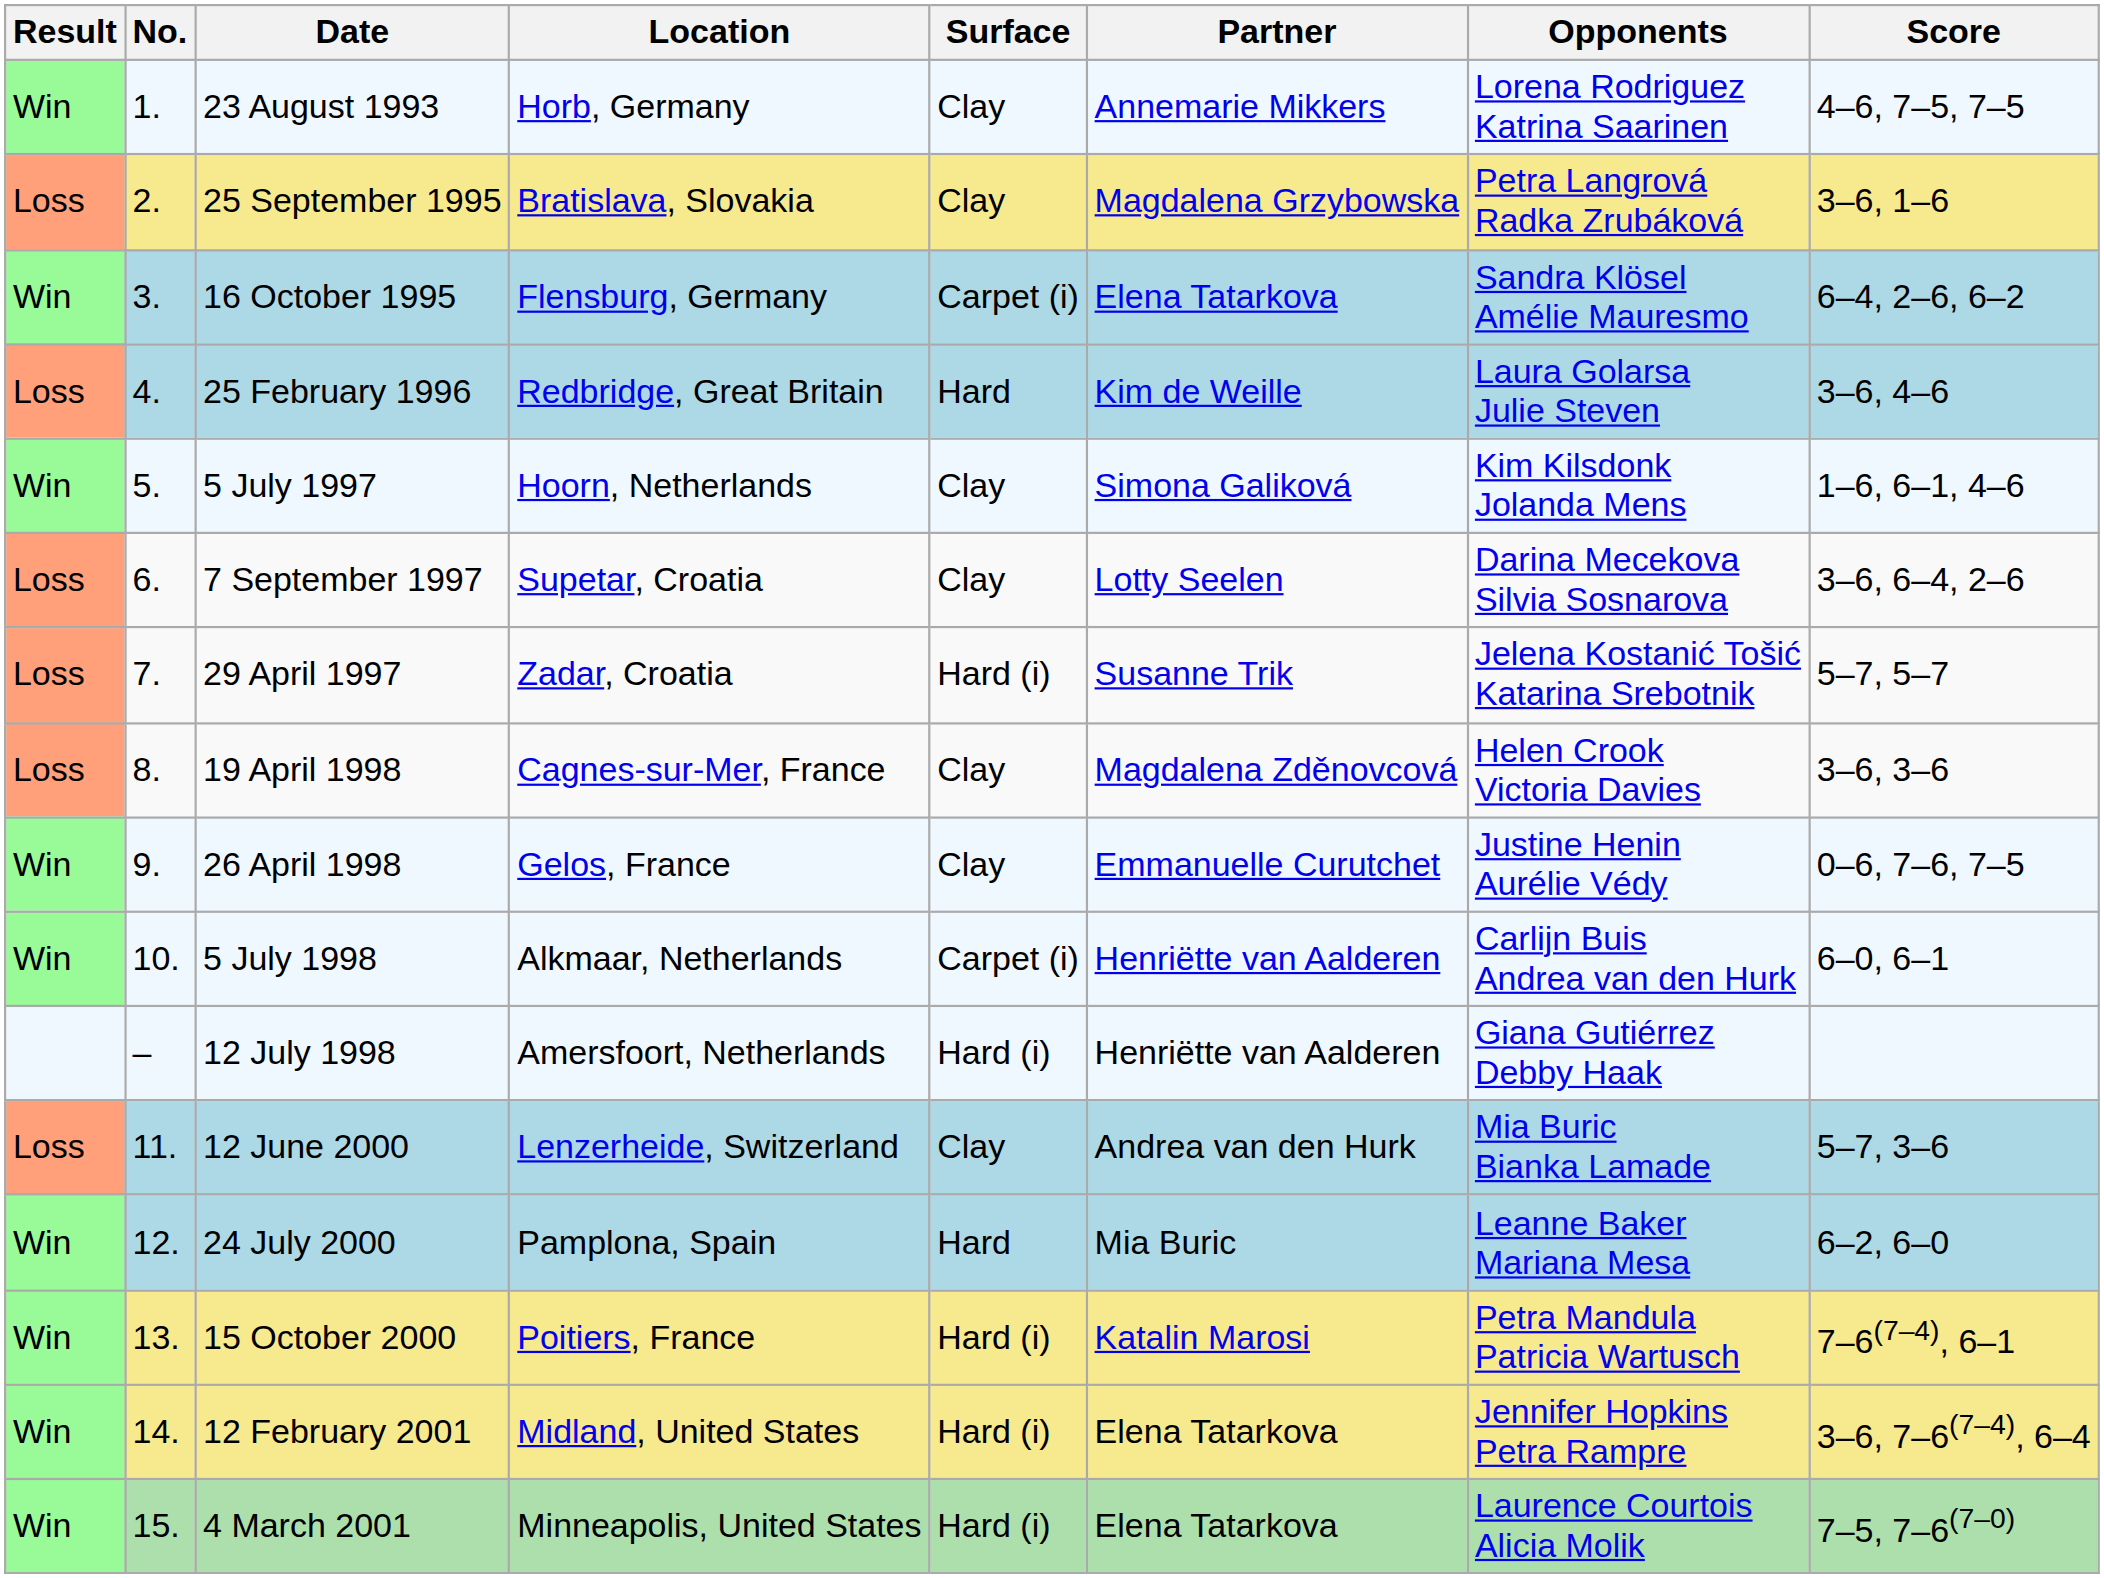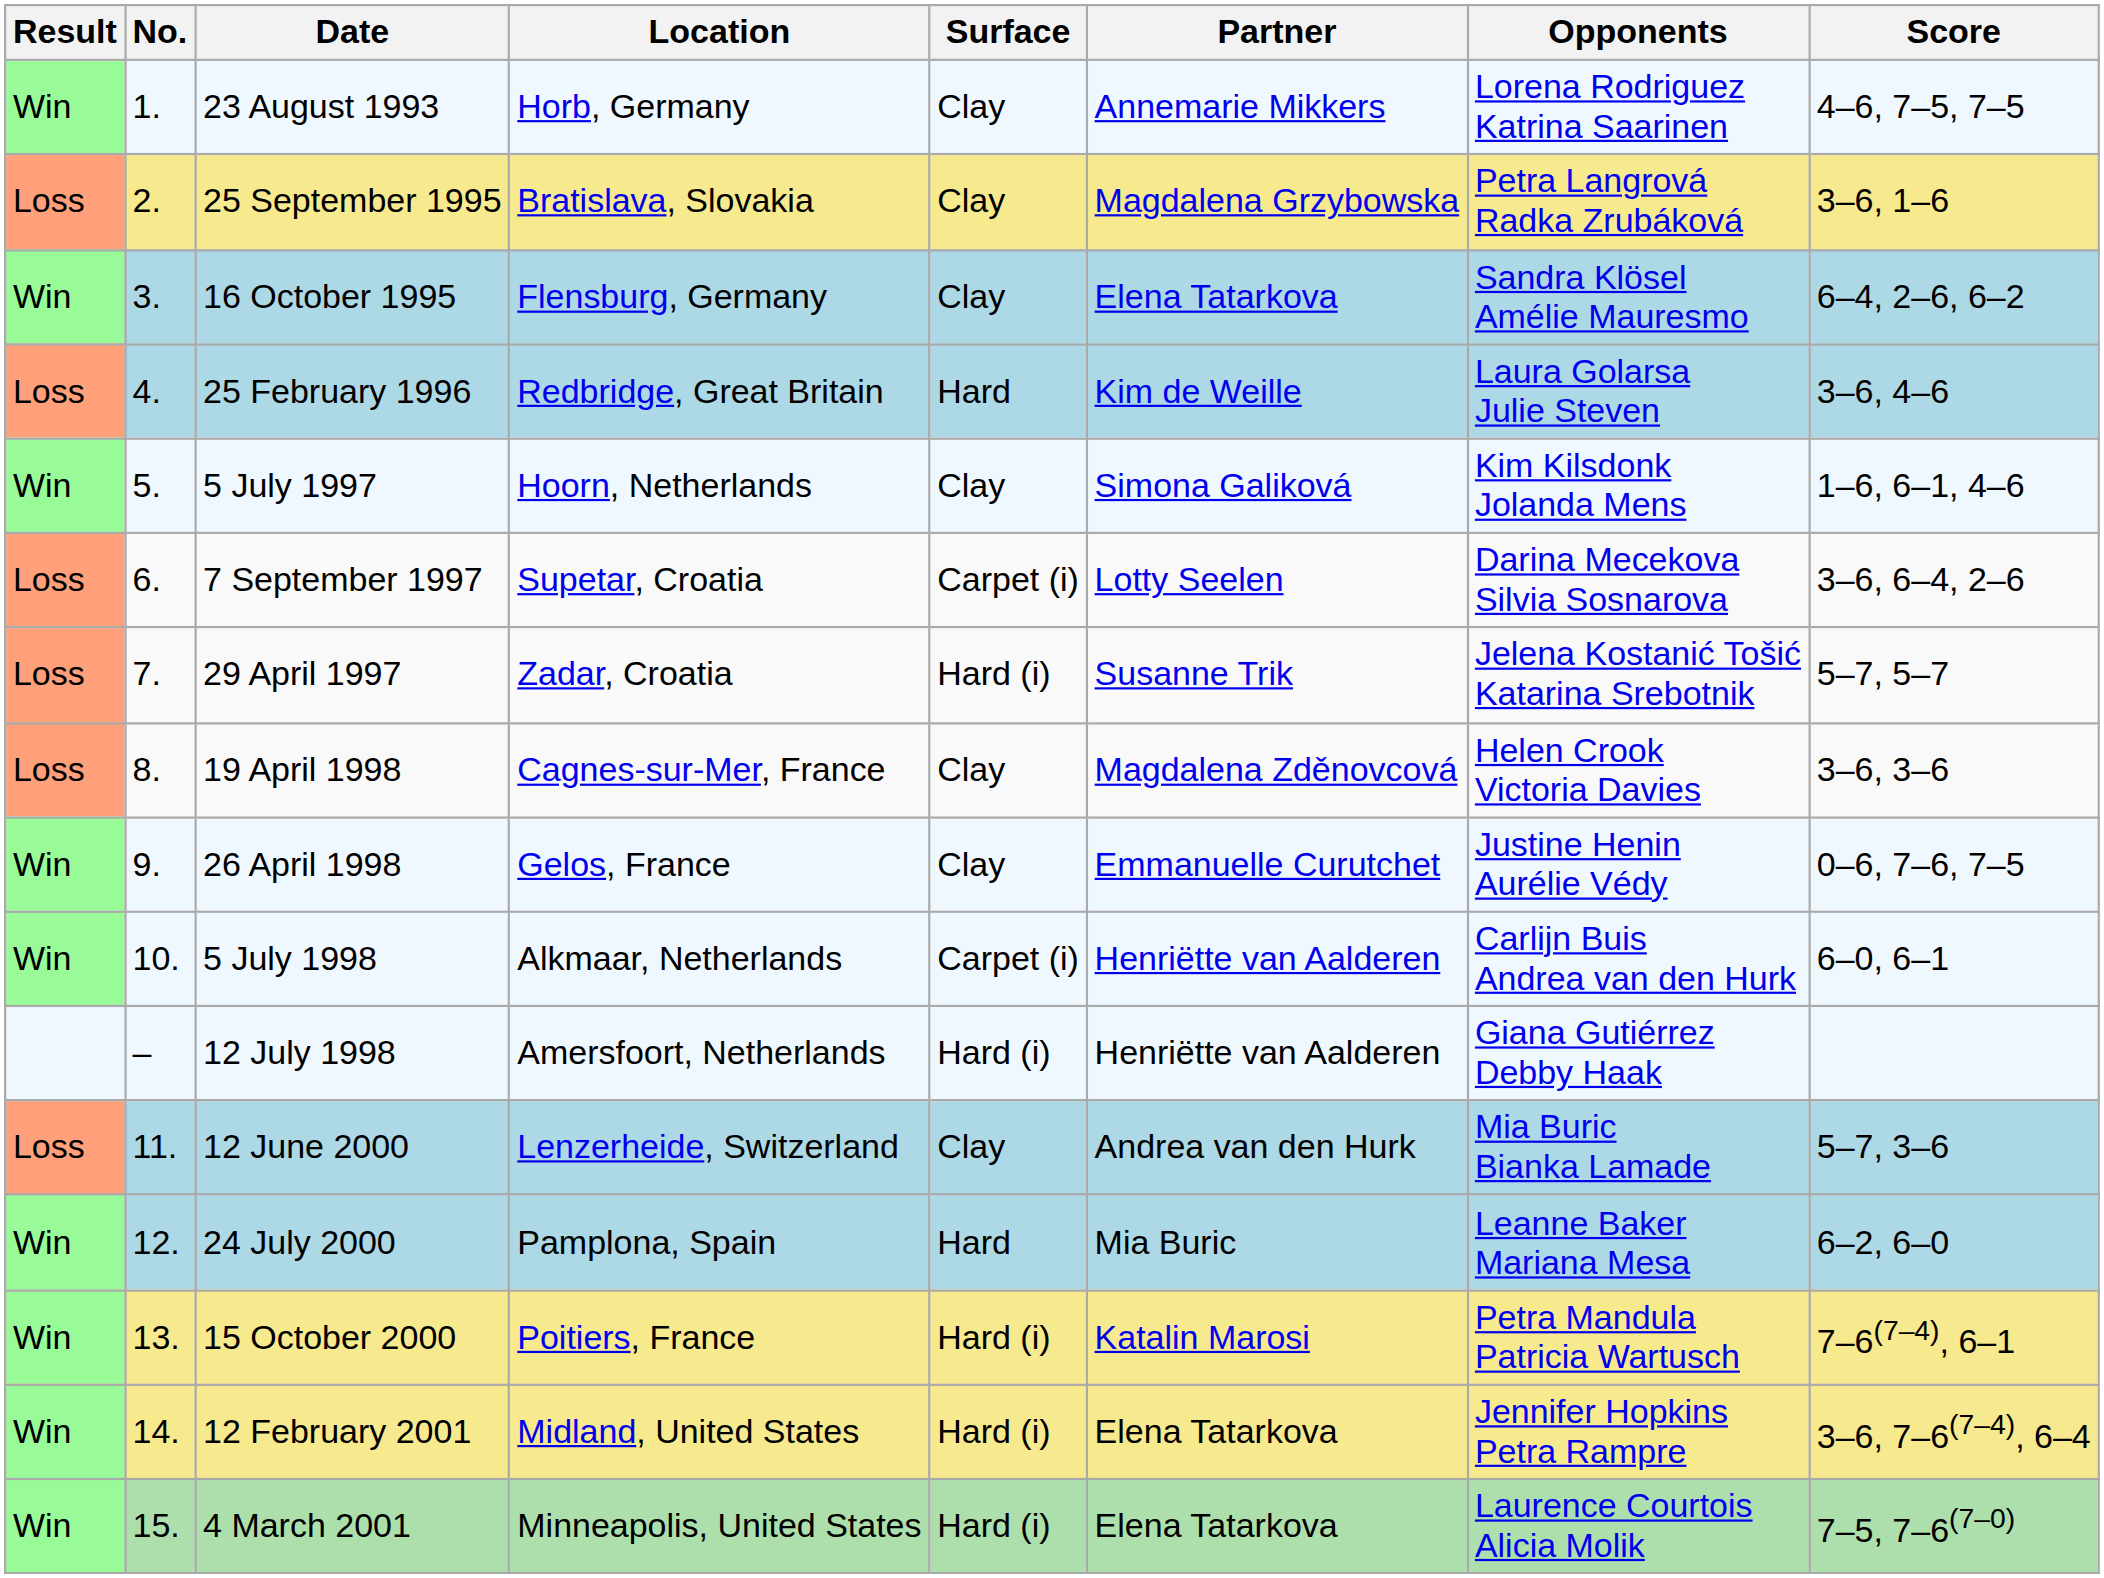(1008, 295) Carpet (i) -> (971, 295) Clay
(971, 579) Clay -> (1008, 579) Carpet (i)
